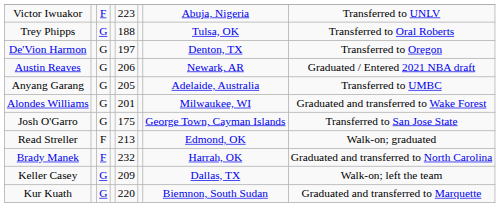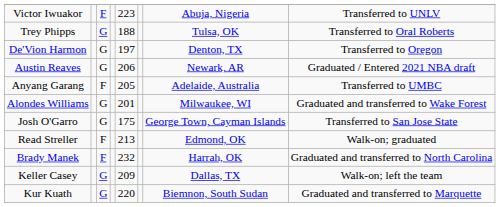(103, 85) G -> (103, 85) F
